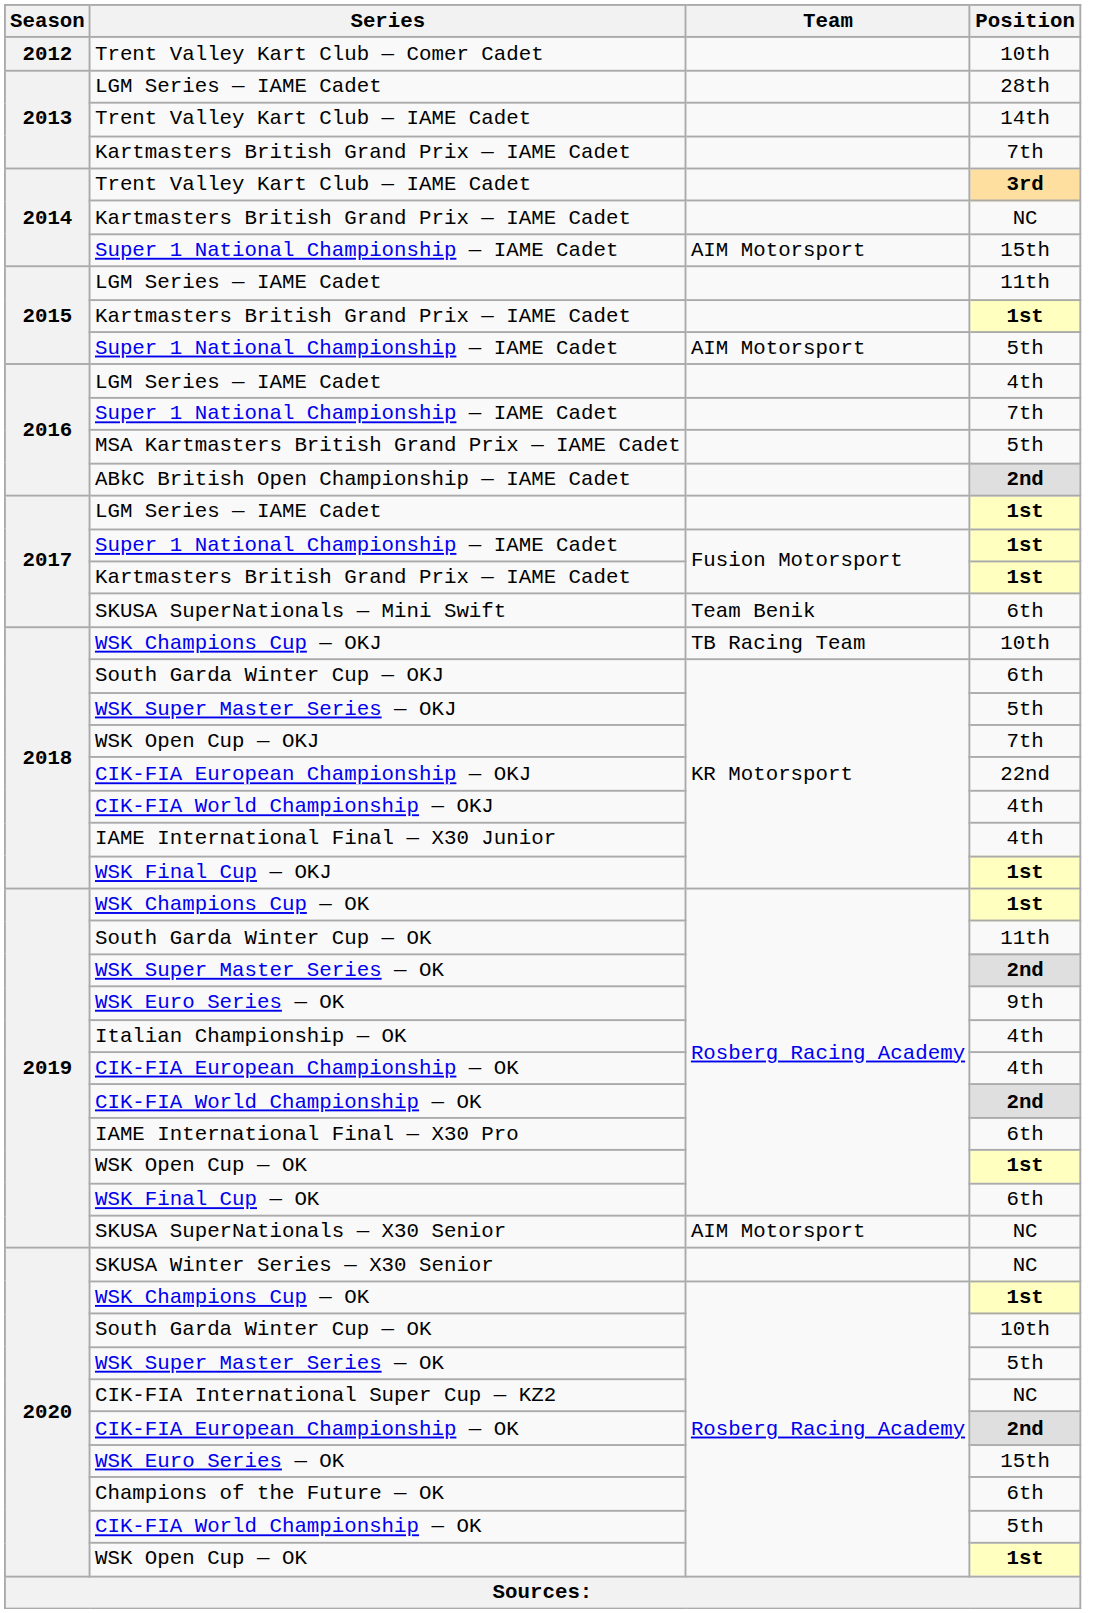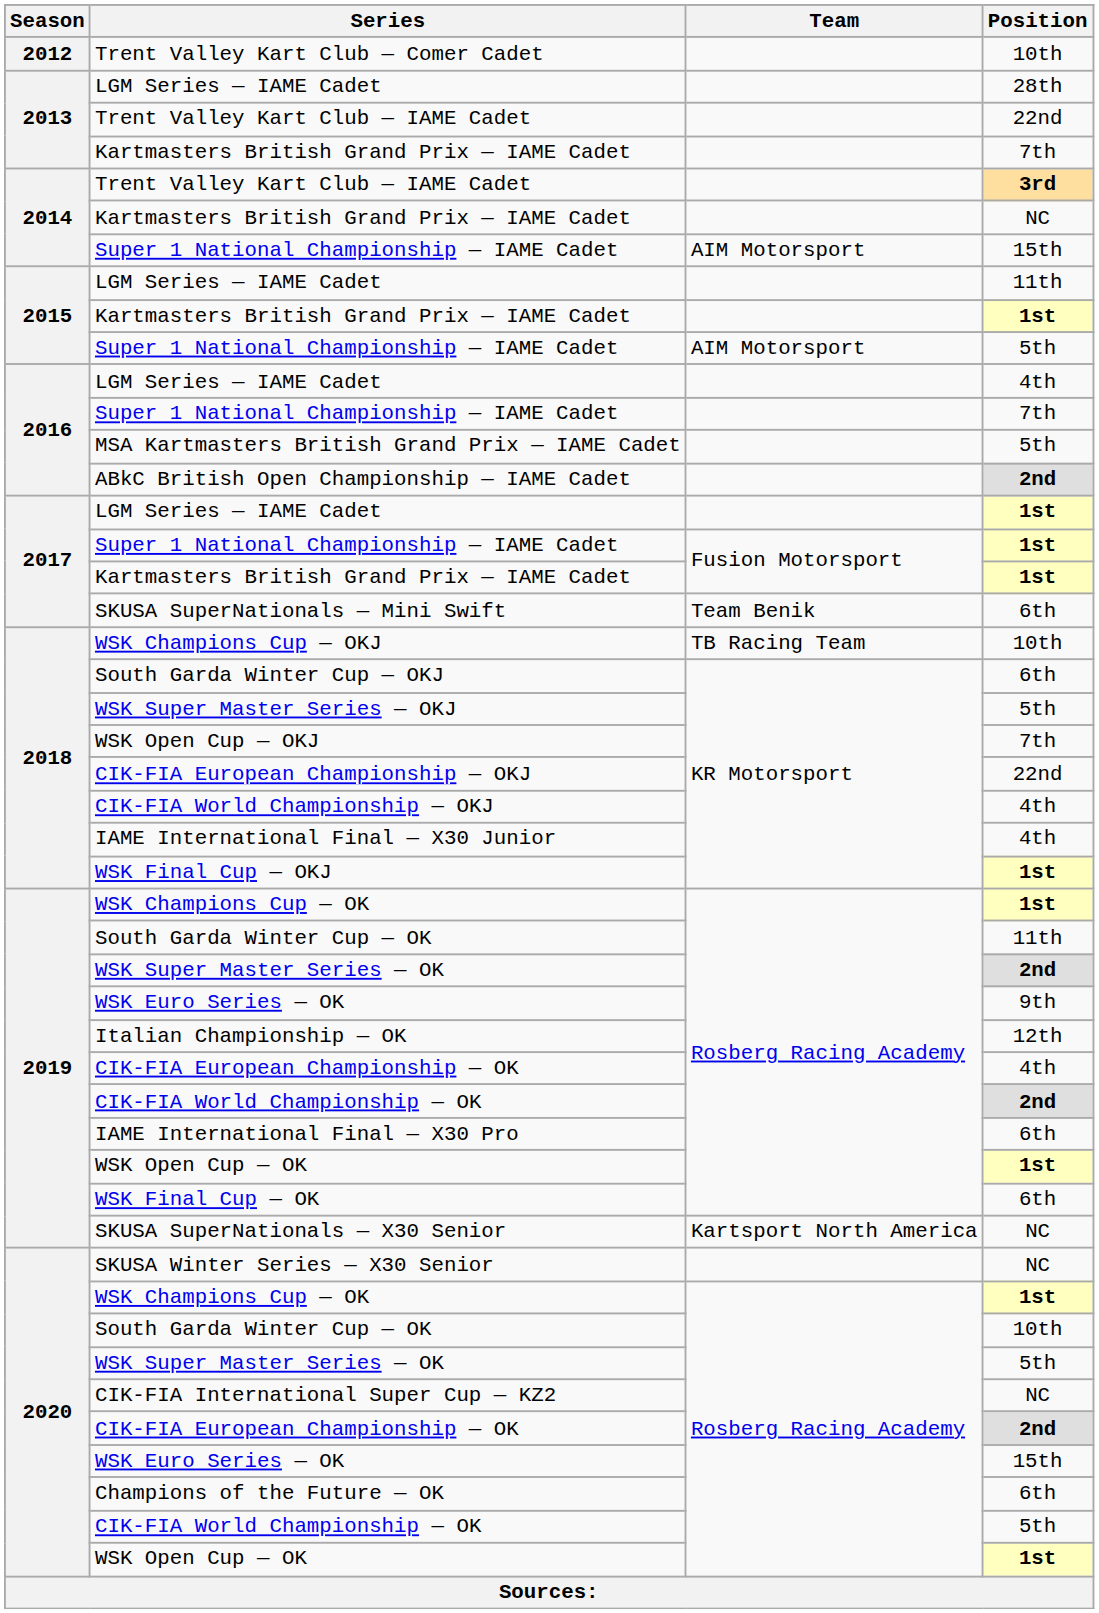(1025, 120) 14th -> (1038, 120) 22nd
(1025, 1036) 4th -> (1038, 1036) 12th
(778, 1232) AIM Motorsport -> (834, 1232) Kartsport North America
